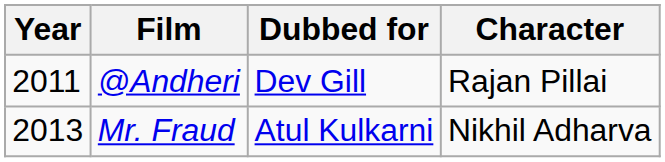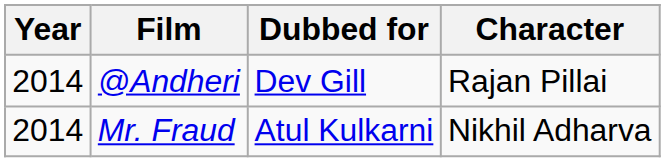(47, 80) 2011 -> (48, 80) 2014
(48, 130) 2013 -> (48, 130) 2014
